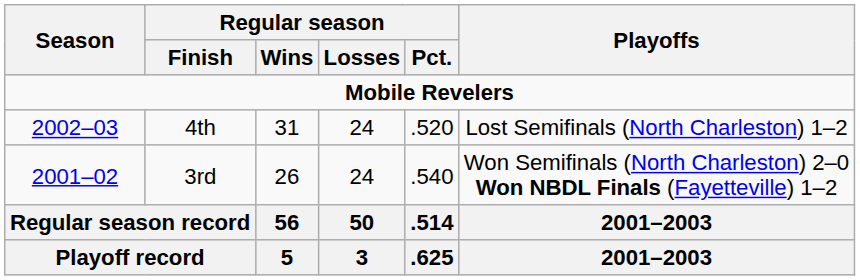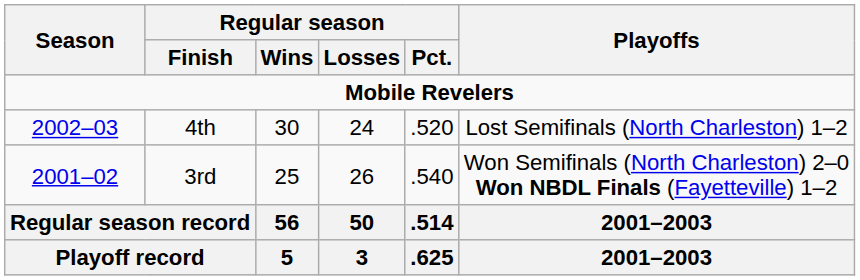(287, 128) 31 -> (287, 128) 30
(287, 175) 26 -> (287, 175) 25
(362, 175) 24 -> (362, 175) 26
